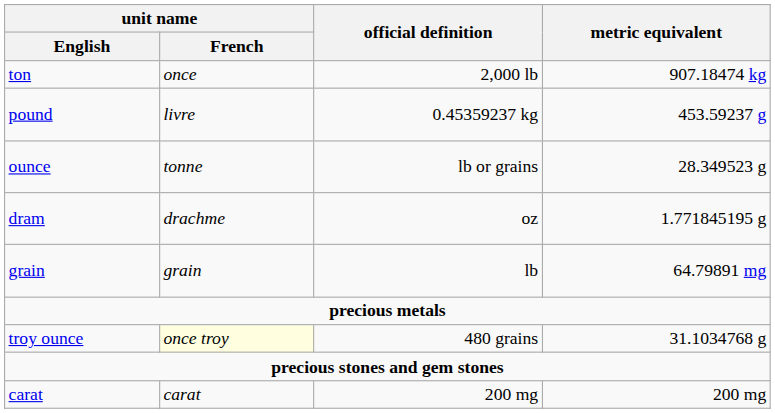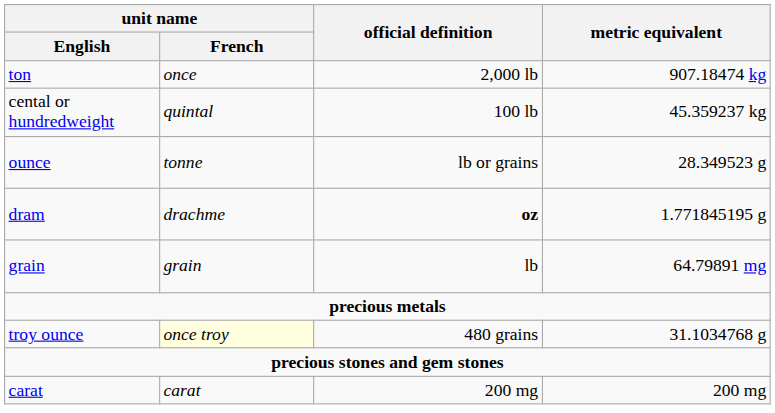+ row: (61, 112)
- row: (31, 114)
(530, 218) normal -> (530, 214) bold
